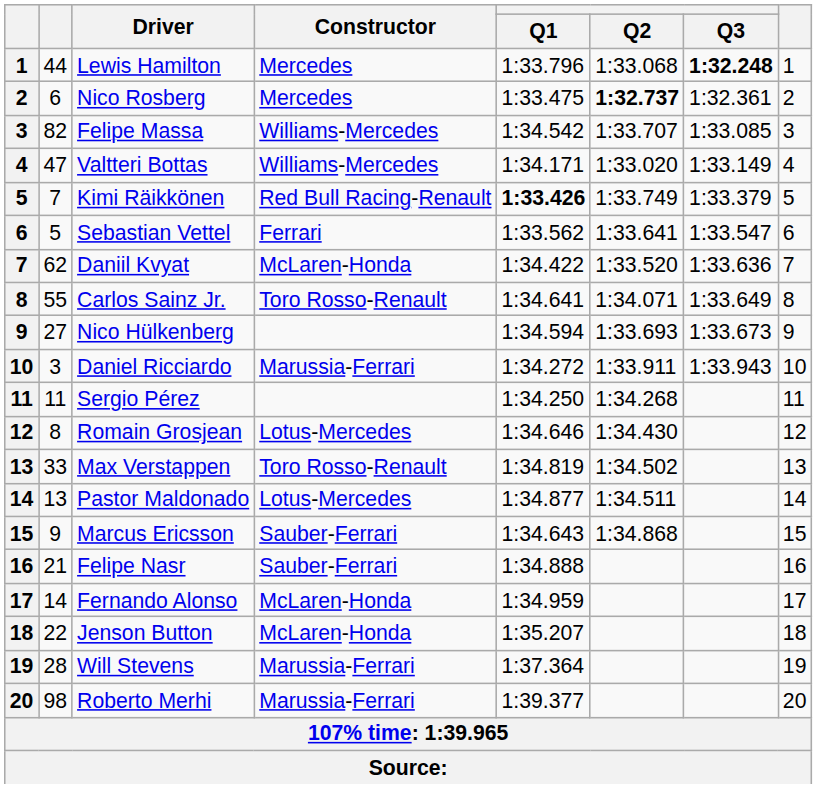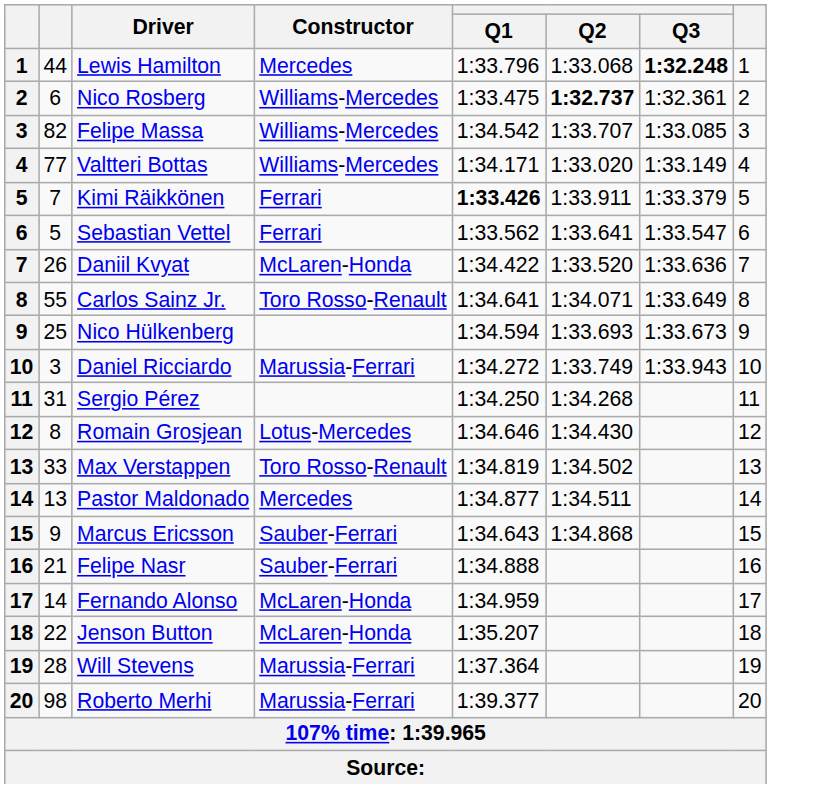(306, 98) Mercedes -> (349, 98) Williams-Mercedes
(55, 165) 47 -> (55, 165) 77
(375, 198) Red Bull Racing-Renault -> (290, 198) Ferrari
(637, 198) 1:33.749 -> (591, 198) 1:33.911
(55, 265) 62 -> (55, 265) 26
(55, 332) 27 -> (55, 332) 25
(636, 366) 1:33.911 -> (592, 366) 1:33.749
(55, 399) 11 -> (55, 399) 31
(335, 499) Lotus-Mercedes -> (306, 499) Mercedes
